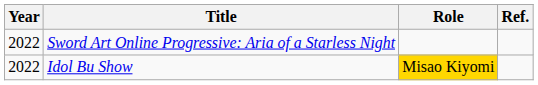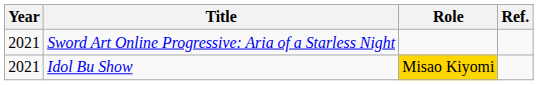(24, 42) 2022 -> (24, 42) 2021
(24, 67) 2022 -> (24, 67) 2021
